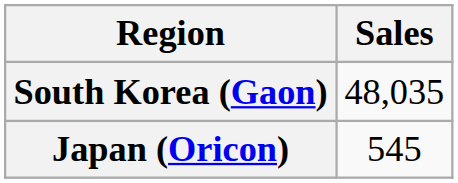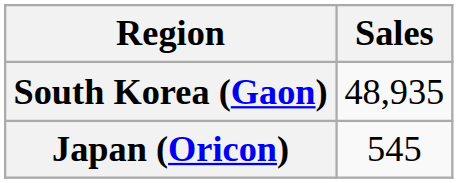(394, 90) 48,035 -> (394, 90) 48,935
